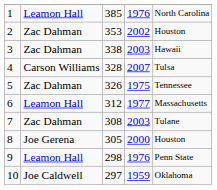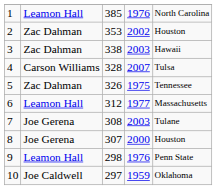(53, 121) Zac Dahman -> (49, 121) Joe Gerena
(113, 139) 305 -> (113, 139) 307
